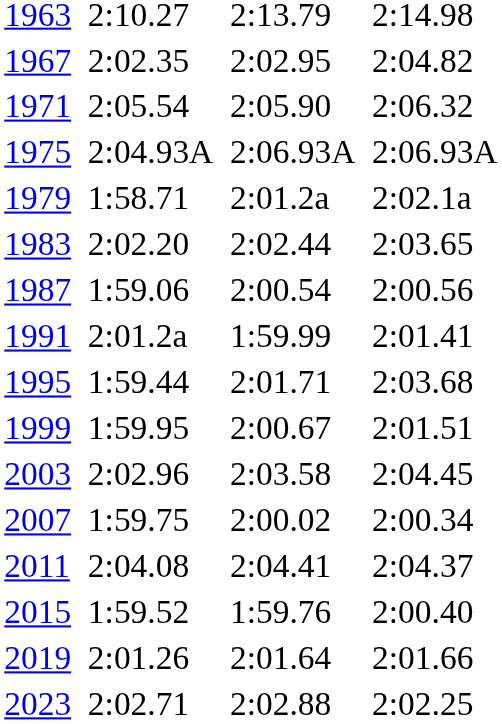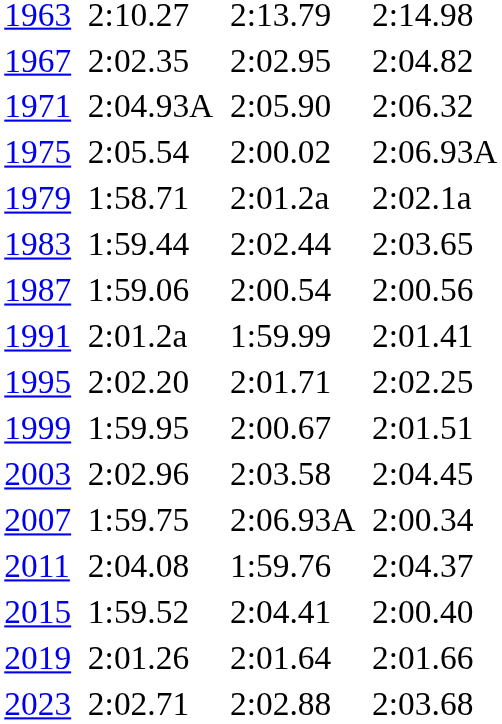(139, 106) 2:05.54 -> (151, 106) 2:04.93A
(151, 152) 2:04.93A -> (139, 152) 2:05.54
(293, 152) 2:06.93A -> (281, 152) 2:00.02
(139, 244) 2:02.20 -> (139, 244) 1:59.44
(139, 382) 1:59.44 -> (139, 382) 2:02.20
(423, 382) 2:03.68 -> (423, 382) 2:02.25
(281, 520) 2:00.02 -> (293, 520) 2:06.93A
(281, 566) 2:04.41 -> (281, 566) 1:59.76
(281, 612) 1:59.76 -> (281, 612) 2:04.41
(423, 704) 2:02.25 -> (423, 704) 2:03.68
